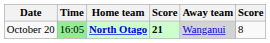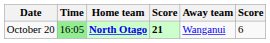(204, 30) lightgrey background -> (204, 30) no background
(241, 30) 8 -> (241, 30) 6
